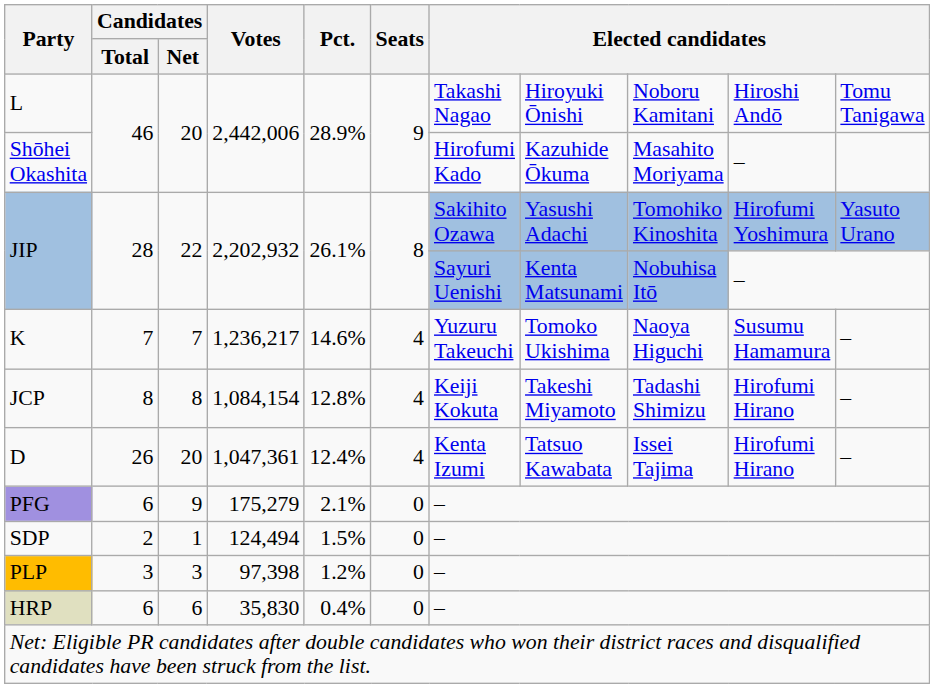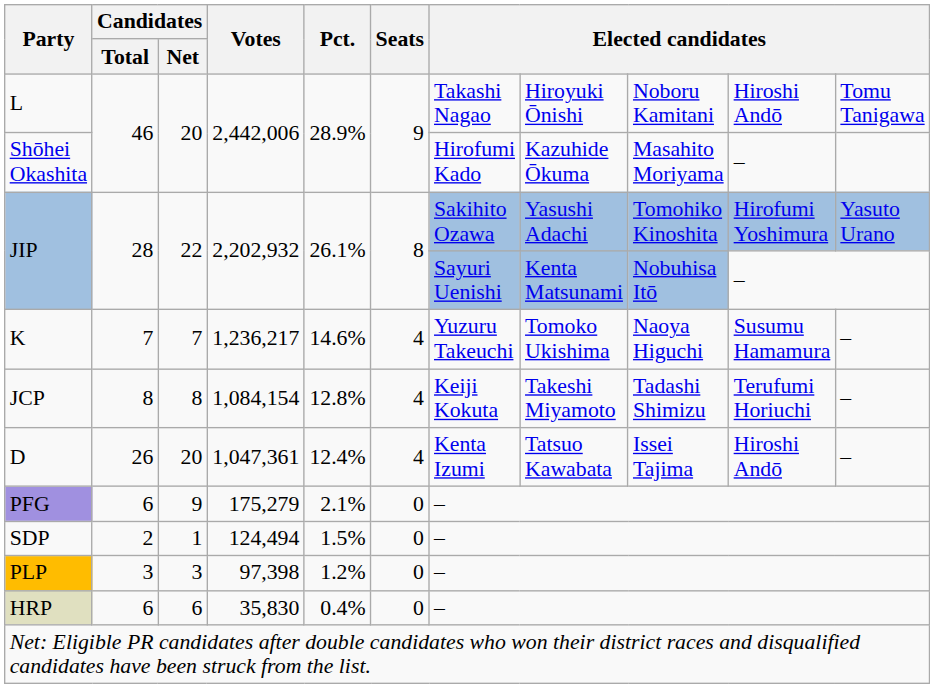(774, 397) Hirofumi Hirano -> (774, 397) Terufumi Horiuchi
(774, 456) Hirofumi Hirano -> (766, 456) Hiroshi Andō
